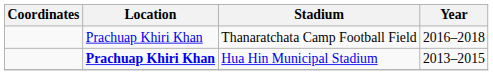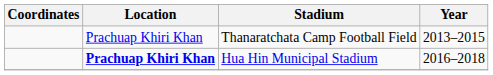(454, 37) 2016–2018 -> (454, 37) 2013–2015
(454, 59) 2013–2015 -> (454, 59) 2016–2018
